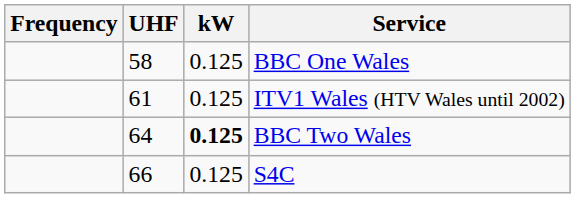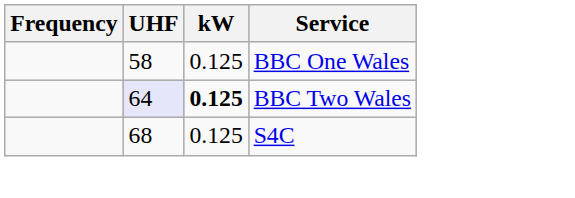- row: (409, 98)
(140, 135) no background -> (140, 98) lavender background
(140, 173) 66 -> (140, 135) 68
